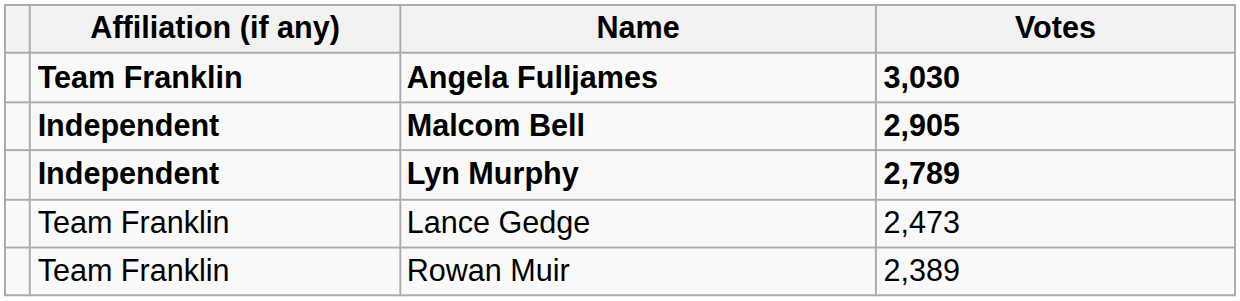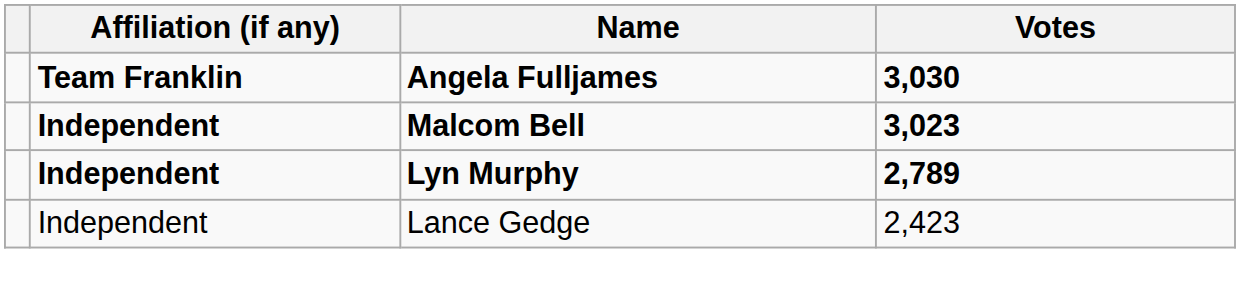(922, 125) 2,905 -> (922, 125) 3,023
(134, 222) Team Franklin -> (123, 222) Independent
(922, 222) 2,473 -> (922, 222) 2,423
- row: (488, 271)
